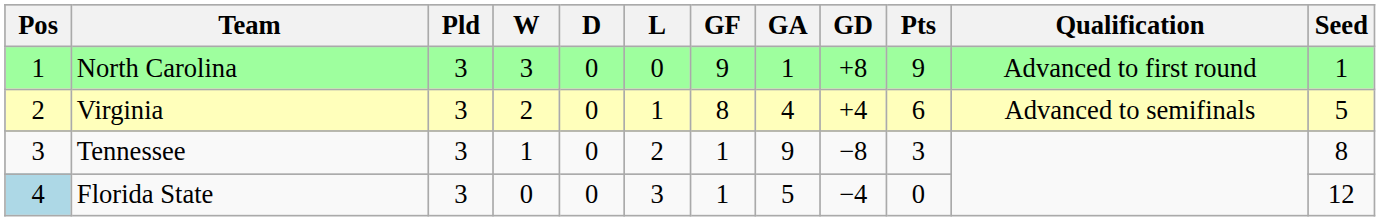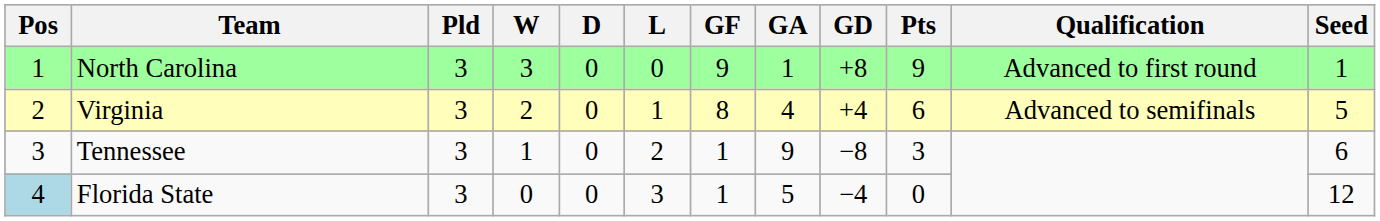(1341, 151) 8 -> (1341, 151) 6
